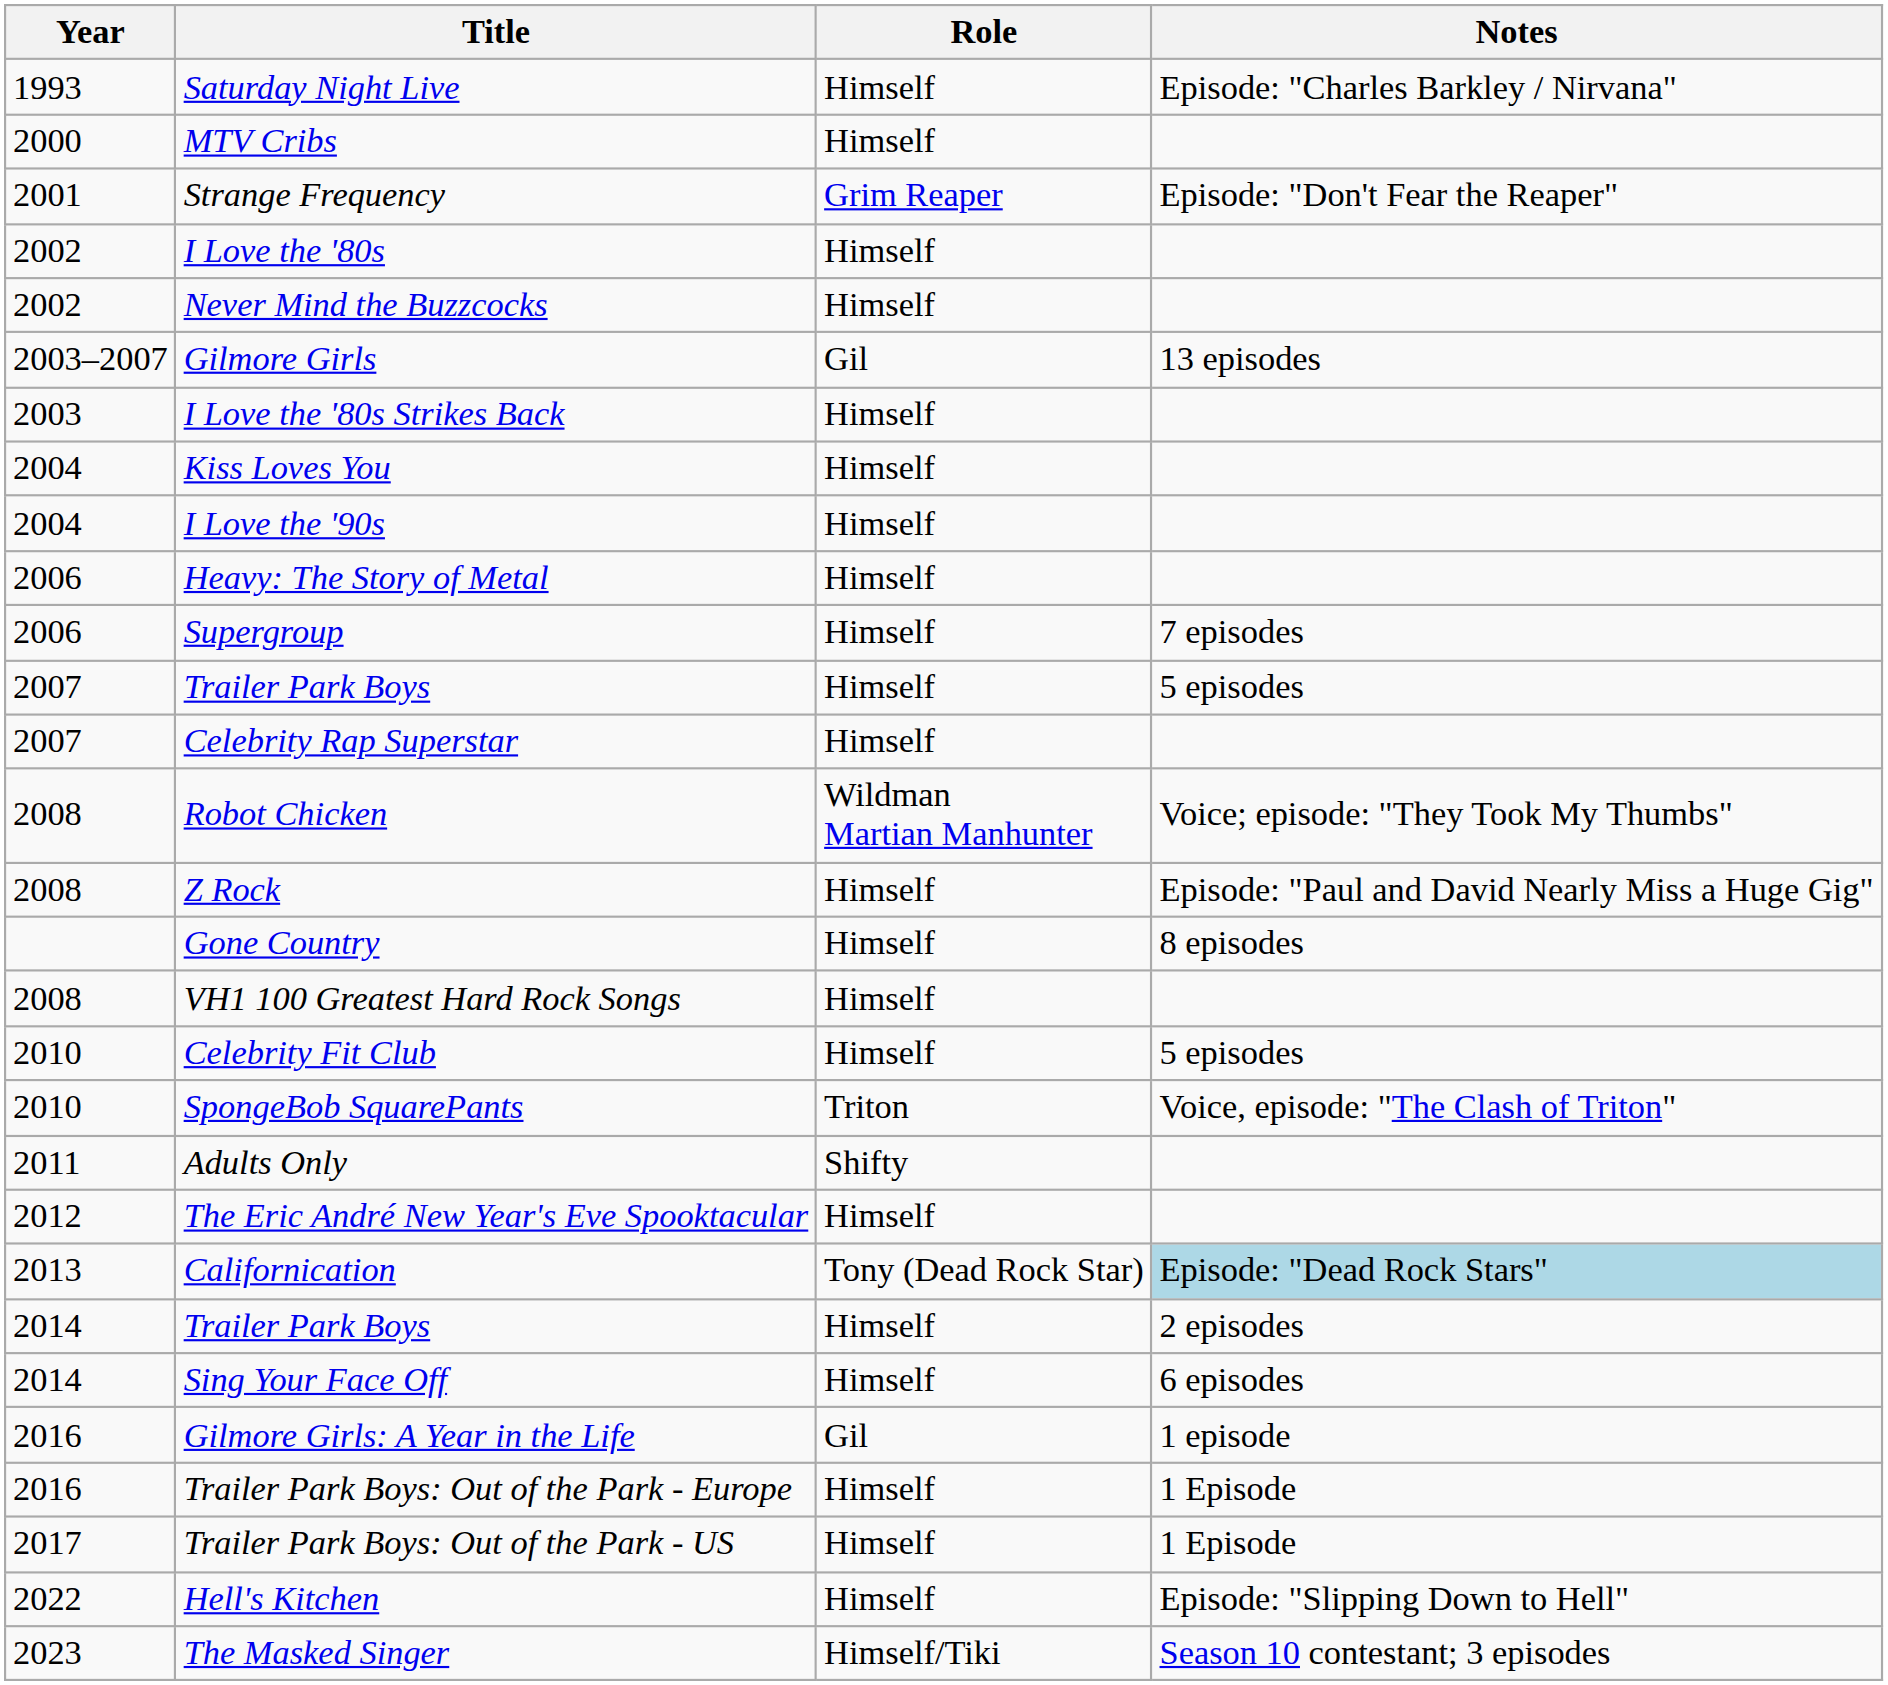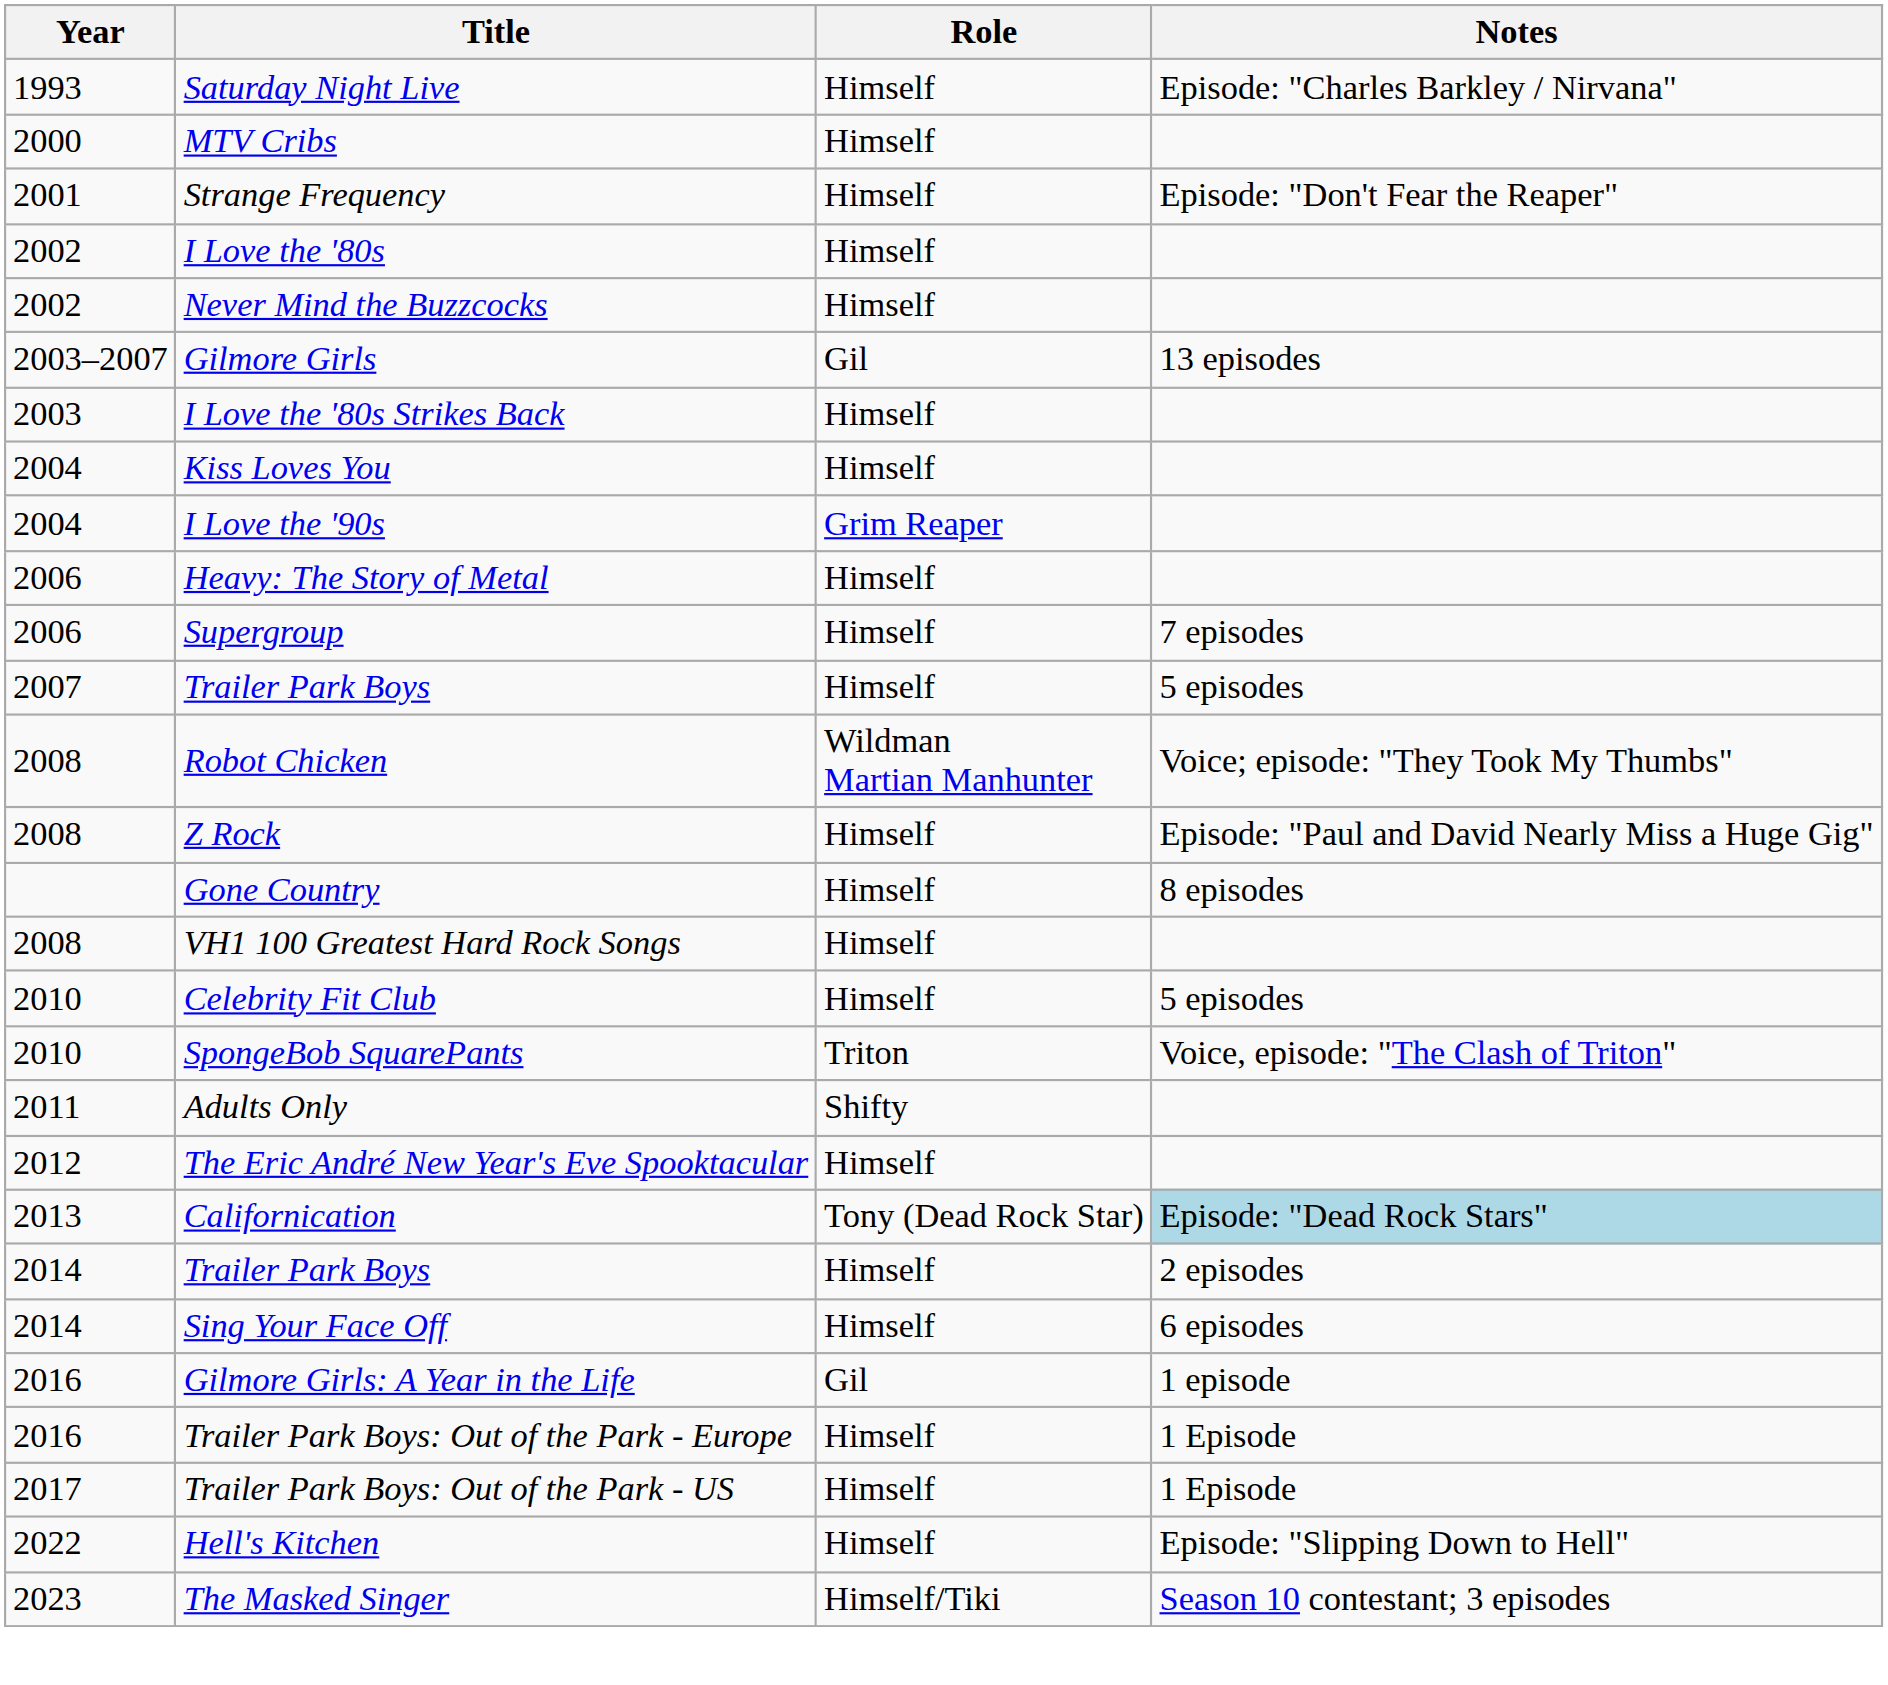(913, 195) Grim Reaper -> (880, 195) Himself
(880, 522) Himself -> (913, 522) Grim Reaper
- row: (47, 741)
